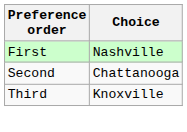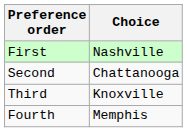+ row: (31, 116)
